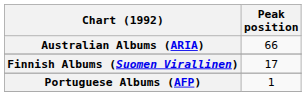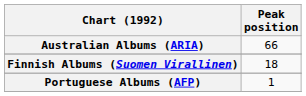(271, 64) 17 -> (271, 64) 18
